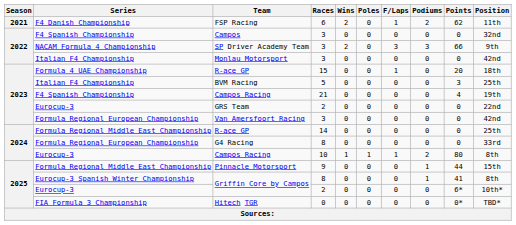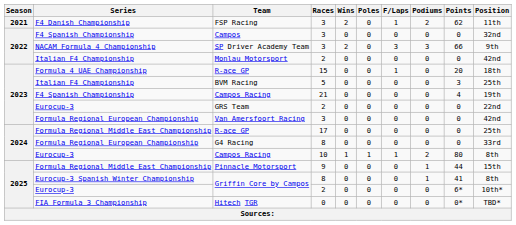(323, 22) 6 -> (323, 22) 3
(323, 58) 3 -> (323, 58) 2
(323, 130) 14 -> (323, 130) 17
